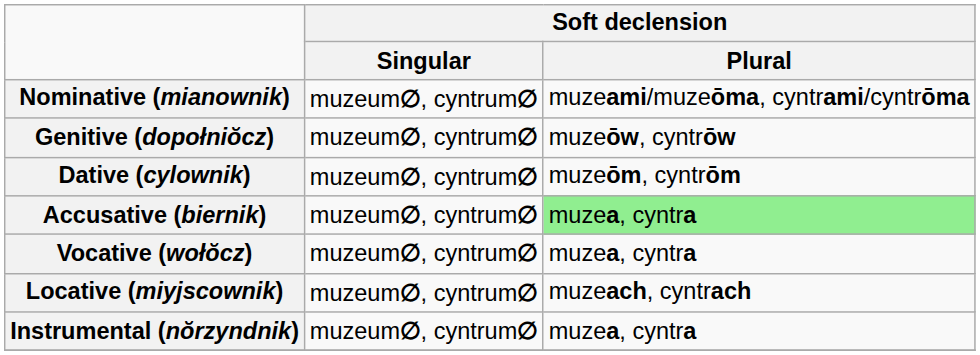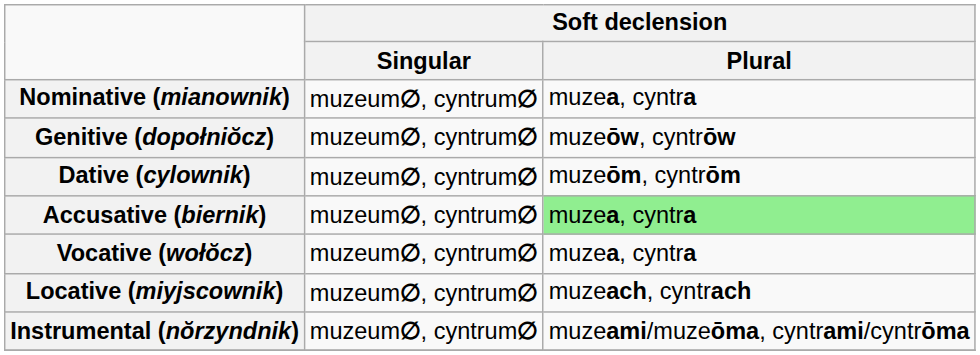(759, 98) muzeami/muzeōma, cyntrami/cyntrōma -> (623, 98) muzea, cyntra
(623, 331) muzea, cyntra -> (759, 331) muzeami/muzeōma, cyntrami/cyntrōma
